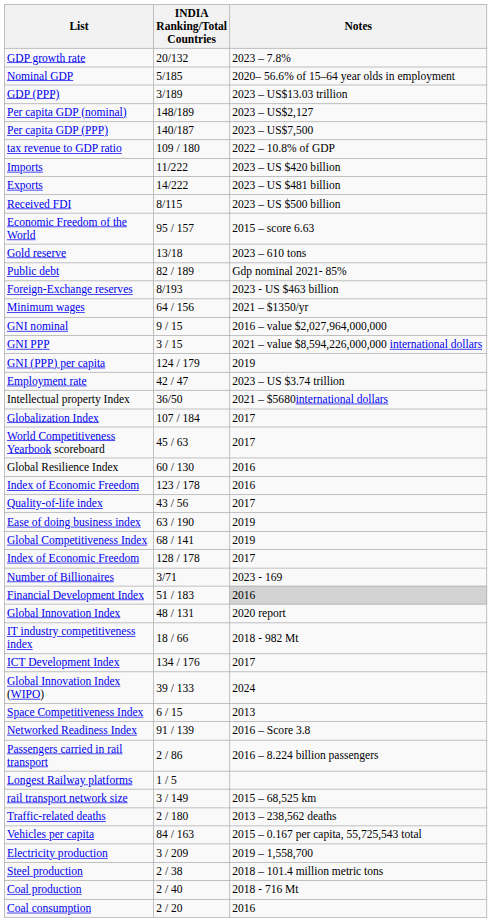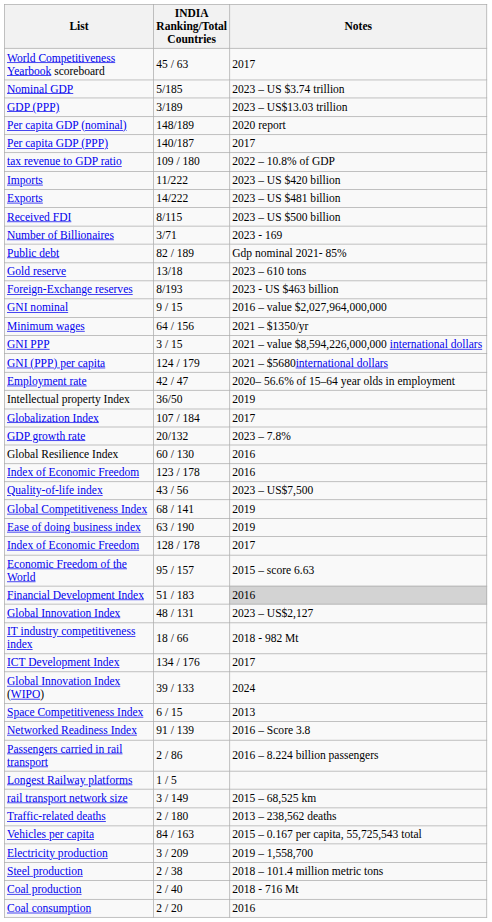rows swapped: (46, 57) <-> (61, 442)
(344, 76) 2020– 56.6% of 15–64 year olds in employment -> (288, 89) 2023 – US $3.74 trillion
(273, 112) 2023 – US$2,127 -> (259, 125) 2020 report
(273, 130) 2023 – US$7,500 -> (244, 143) 2017
rows swapped: (60, 577) <-> (67, 228)
rows swapped: (37, 253) <-> (33, 271)
rows swapped: (46, 308) <-> (38, 326)
(244, 363) 2019 -> (310, 363) 2021 – $5680international dollars
(288, 381) 2023 – US $3.74 trillion -> (344, 381) 2020– 56.6% of 15–64 year olds in employment
(310, 399) 2021 – $5680international dollars -> (244, 399) 2019
(244, 503) 2017 -> (273, 490) 2023 – US$7,500
rows swapped: (74, 522) <-> (77, 540)
(259, 613) 2020 report -> (273, 613) 2023 – US$2,127
